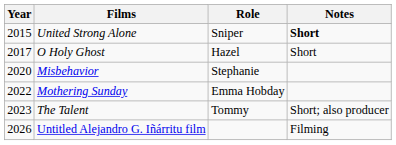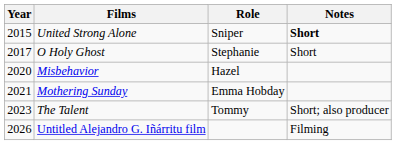(225, 52) Hazel -> (235, 52) Stephanie
(235, 71) Stephanie -> (225, 71) Hazel
(19, 91) 2022 -> (19, 91) 2021
